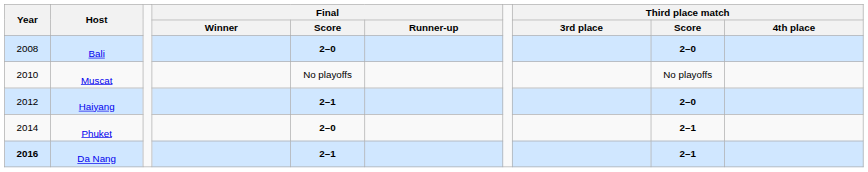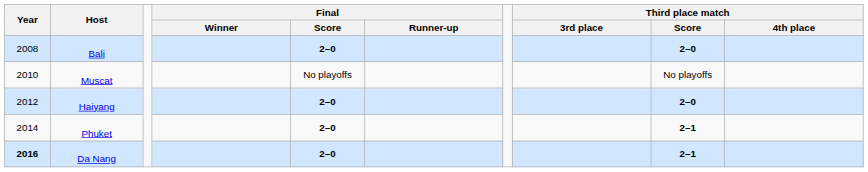(328, 102) 2–1 -> (328, 102) 2–0
(328, 154) 2–1 -> (328, 154) 2–0
